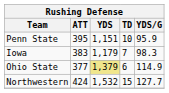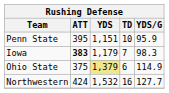(80, 53) normal -> (80, 53) bold
(80, 67) 377 -> (80, 67) 375
(127, 81) 15 -> (127, 81) 16
